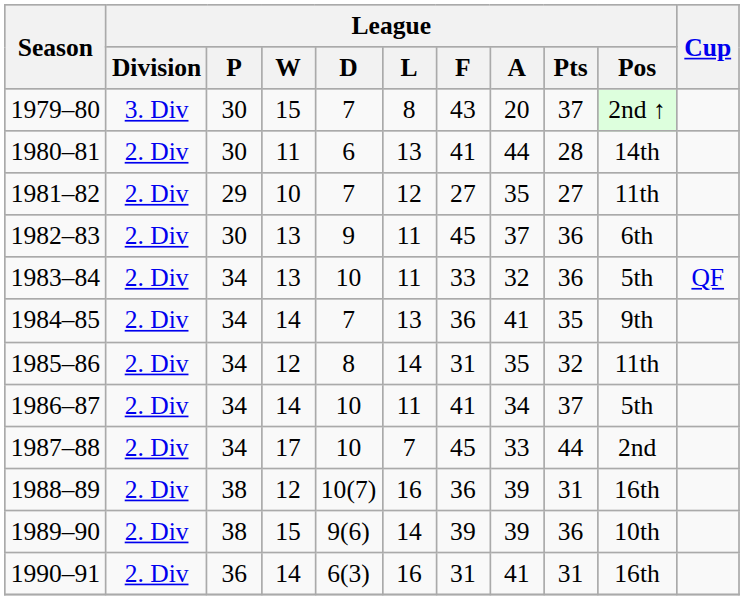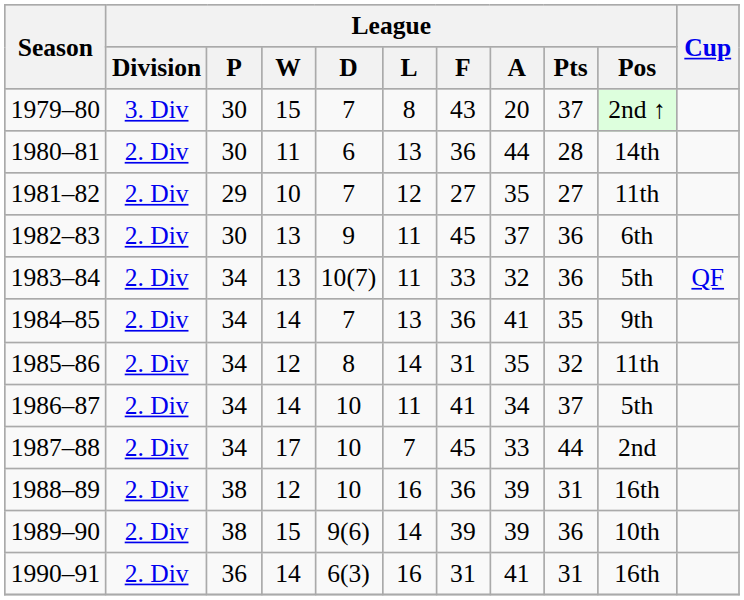(463, 152) 41 -> (463, 152) 36
(349, 278) 10 -> (349, 278) 10(7)
(349, 488) 10(7) -> (349, 488) 10
